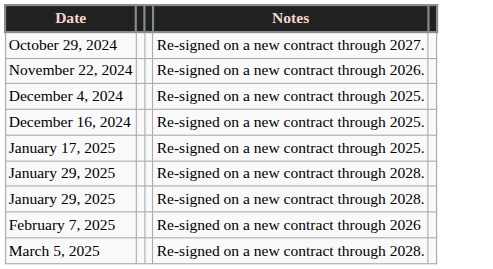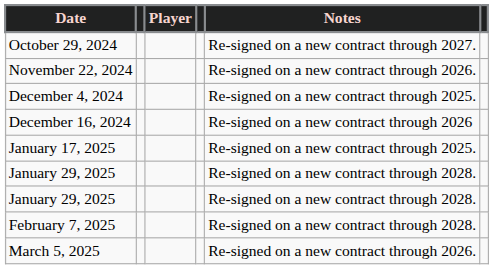+ column: (170, 18)
(291, 122) Re-signed on a new contract through 2025. -> (340, 122) Re-signed on a new contract through 2026
(289, 225) Re-signed on a new contract through 2026 -> (342, 225) Re-signed on a new contract through 2028.
(291, 250) Re-signed on a new contract through 2028. -> (342, 250) Re-signed on a new contract through 2026.
